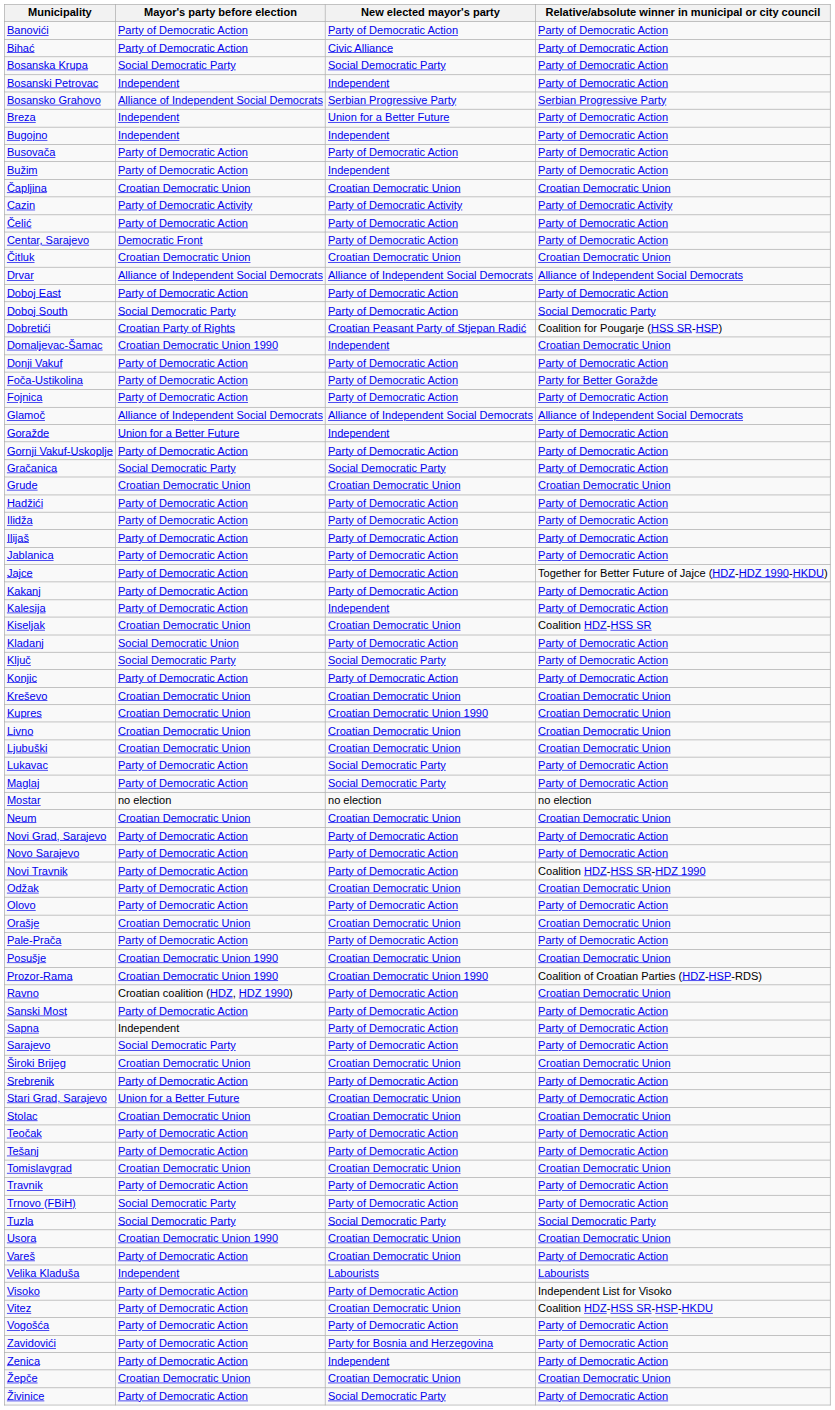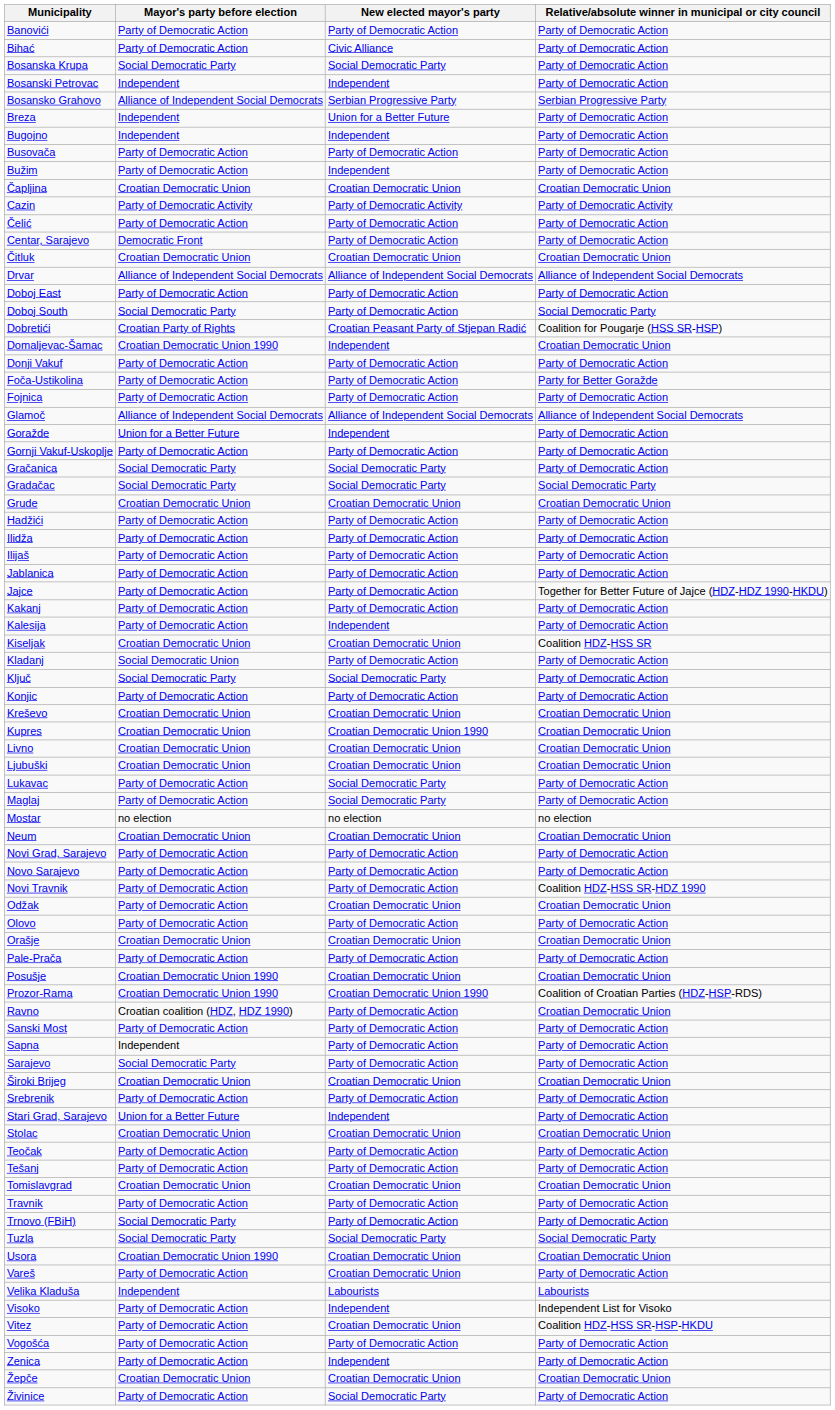+ row: (31, 485)
(394, 1098) Croatian Democratic Union -> (359, 1116) Independent
(393, 1291) Party of Democratic Action -> (359, 1308) Independent
- row: (31, 1343)
